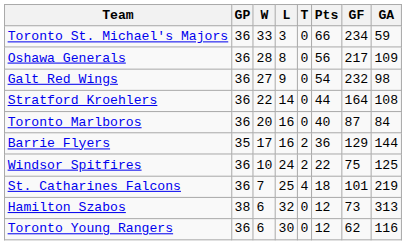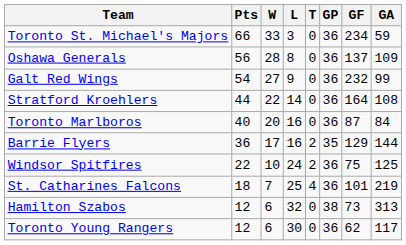columns swapped: (242, 15) <-> (327, 15)
(356, 58) 217 -> (356, 58) 137
(382, 79) 98 -> (382, 79) 99
(386, 229) 116 -> (386, 229) 117
